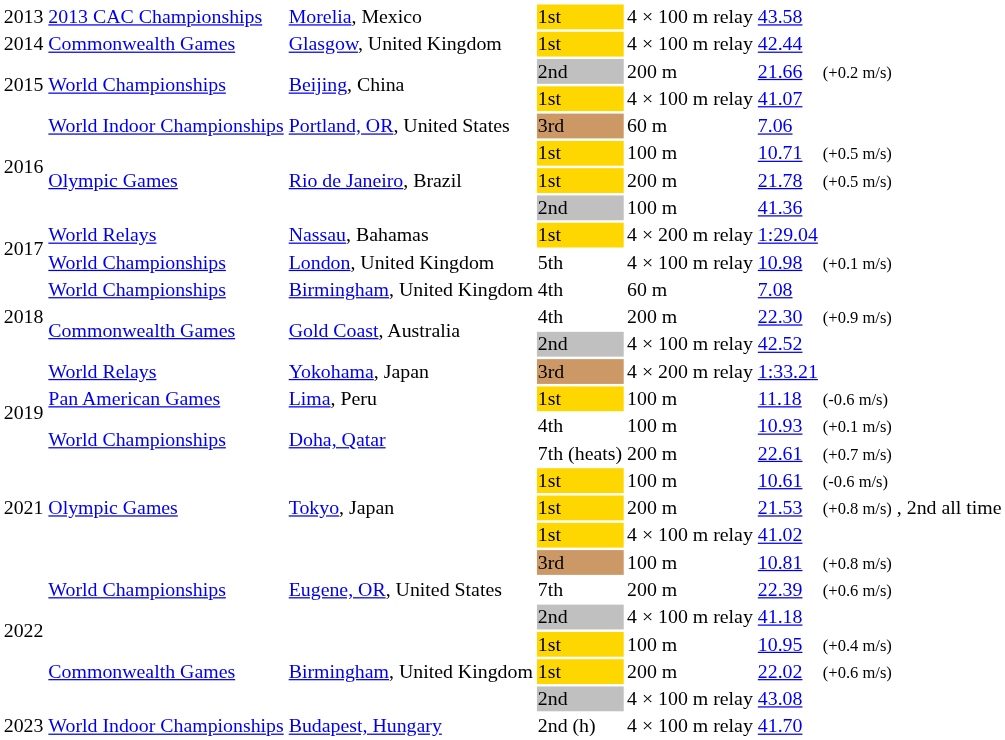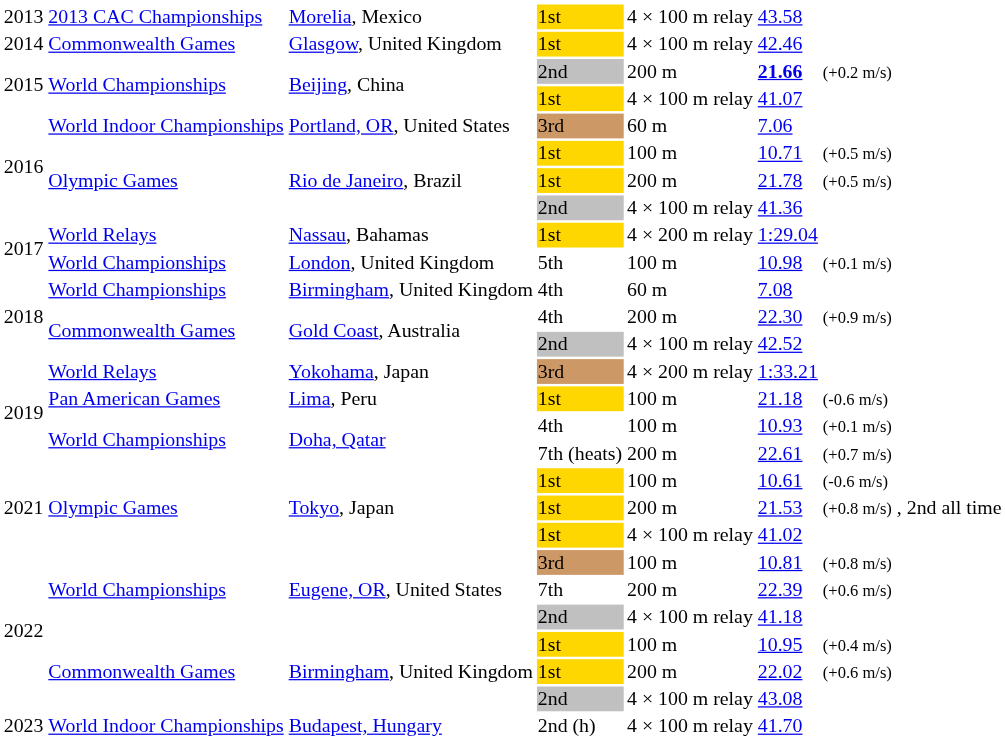(780, 44) 42.44 -> (780, 44) 42.46
(780, 71) normal -> (780, 71) bold
(652, 207) 100 m -> (690, 207) 4 × 100 m relay
(690, 262) 4 × 100 m relay -> (652, 262) 100 m
(780, 398) 11.18 -> (780, 398) 21.18
